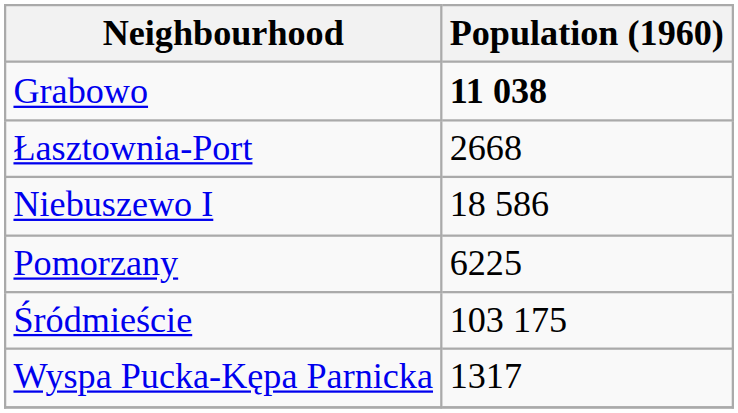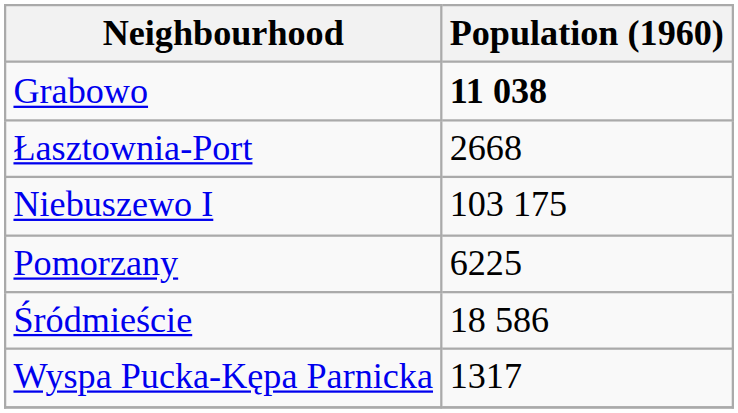(499, 205) 18 586 -> (508, 205) 103 175
(508, 319) 103 175 -> (499, 319) 18 586
